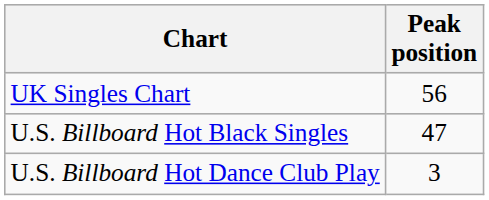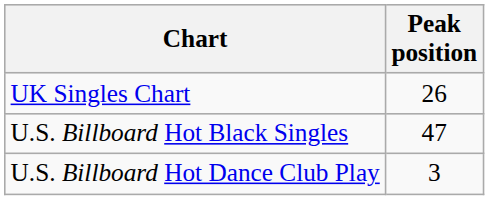(434, 93) 56 -> (434, 93) 26
